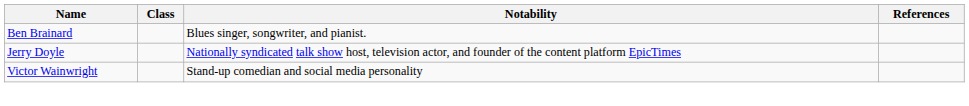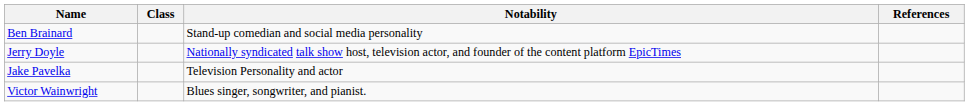(276, 33) Blues singer, songwriter, and pianist. -> (305, 33) Stand-up comedian and social media personality
+ row: (39, 71)
(305, 71) Stand-up comedian and social media personality -> (276, 91) Blues singer, songwriter, and pianist.
